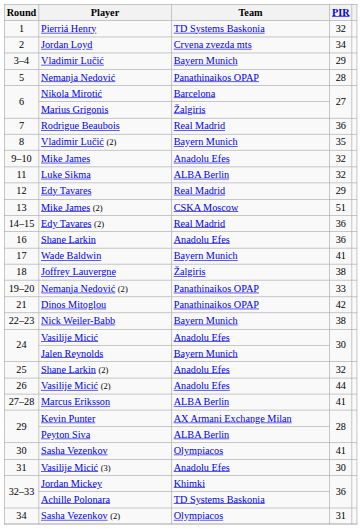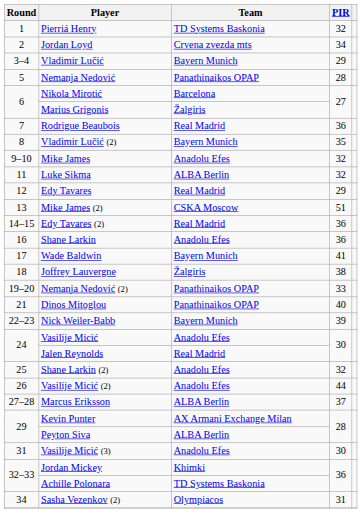(341, 304) 42 -> (341, 304) 40
(341, 321) 38 -> (341, 321) 39
(206, 353) Bayern Munich -> (199, 353) Real Madrid
(341, 402) 41 -> (341, 402) 37
- row: (74, 451)
